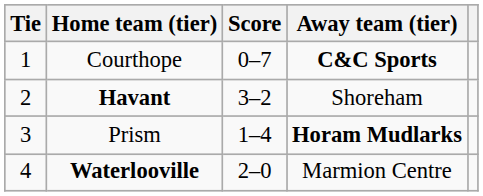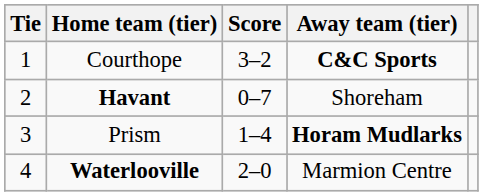(255, 59) 0–7 -> (255, 59) 3–2
(255, 97) 3–2 -> (255, 97) 0–7
